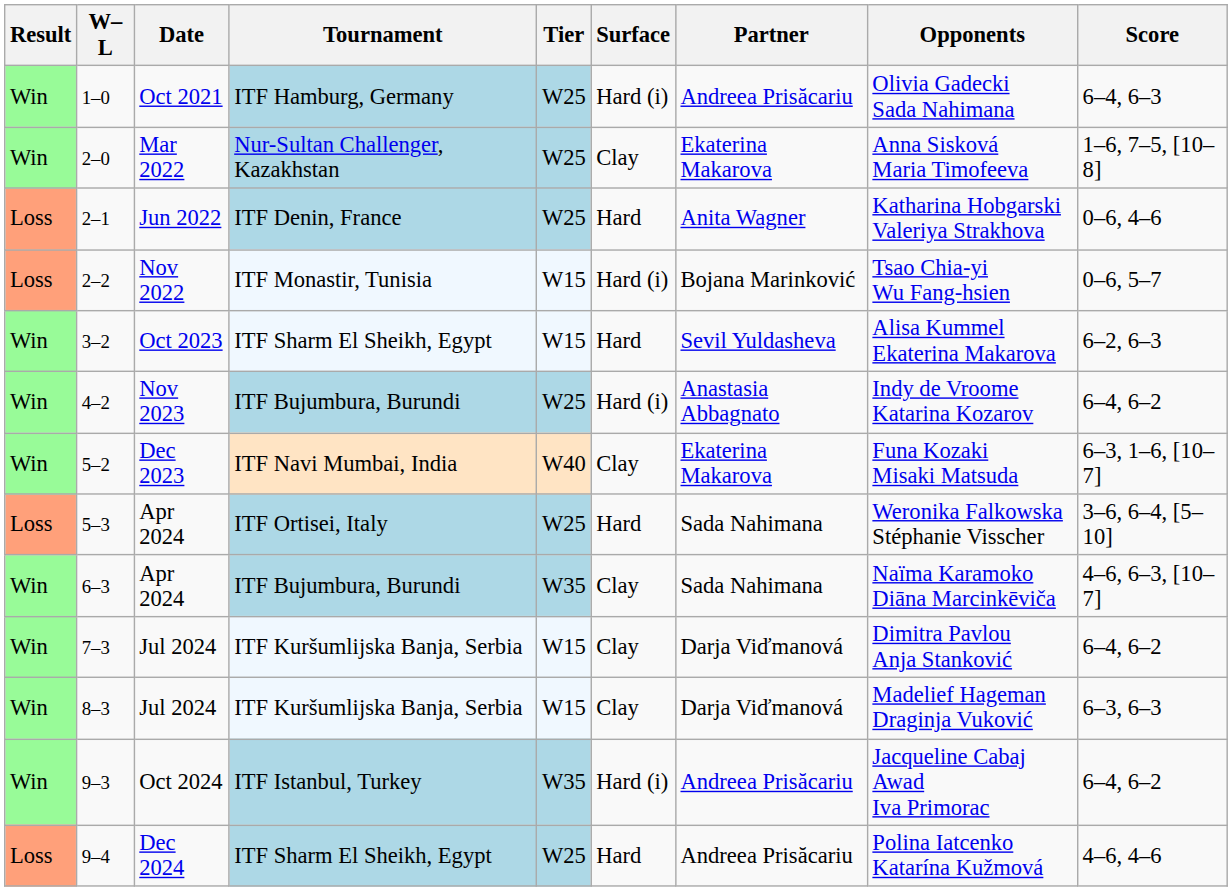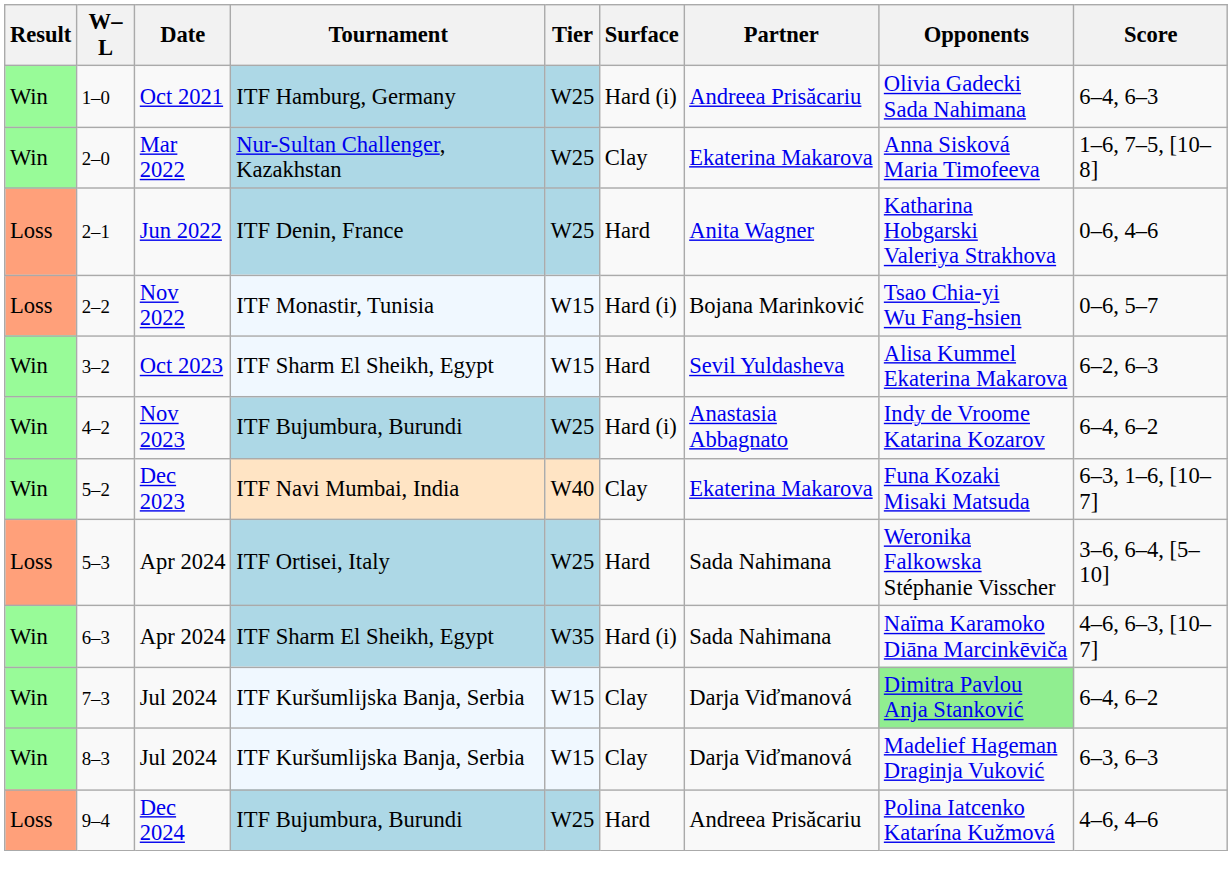(347, 585) ITF Bujumbura, Burundi -> (365, 636) ITF Sharm El Sheikh, Egypt
(617, 585) Clay -> (641, 636) Hard (i)
(942, 646) no background -> (954, 697) lightgreen background
- row: (96, 783)
(363, 855) ITF Sharm El Sheikh, Egypt -> (349, 819) ITF Bujumbura, Burundi
